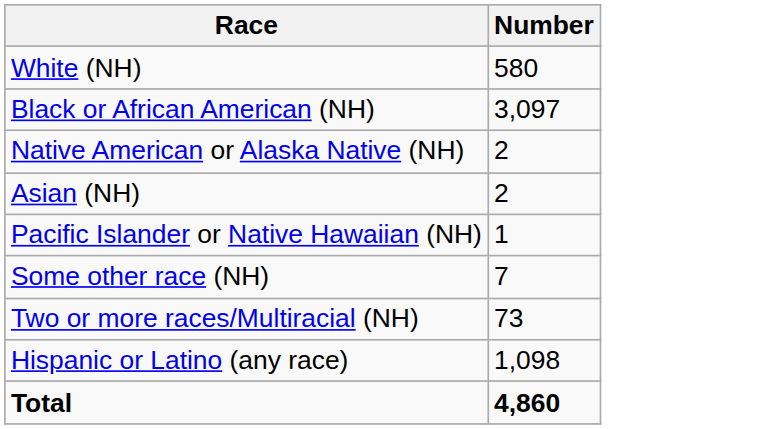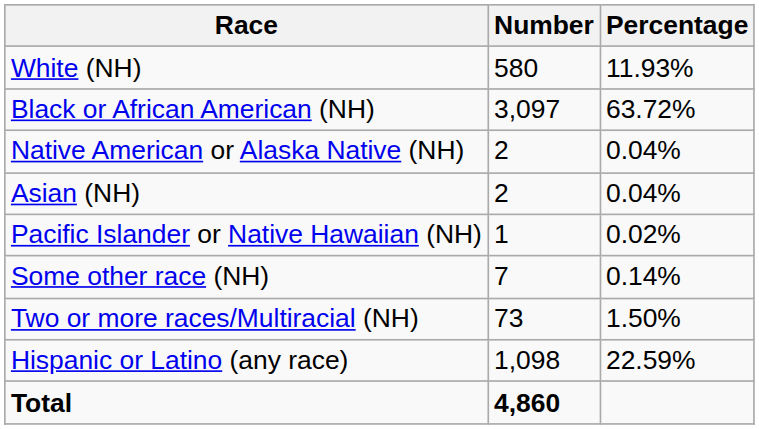+ column: (677, 25)
